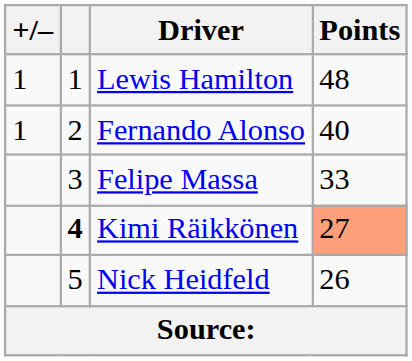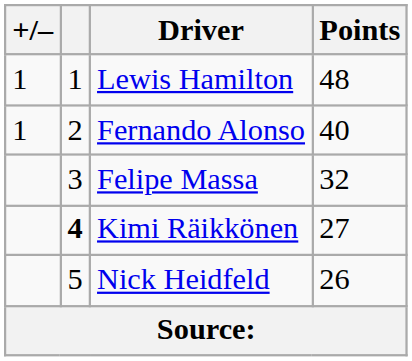(335, 179) 33 -> (335, 179) 32
(335, 229) lightsalmon background -> (335, 229) no background
